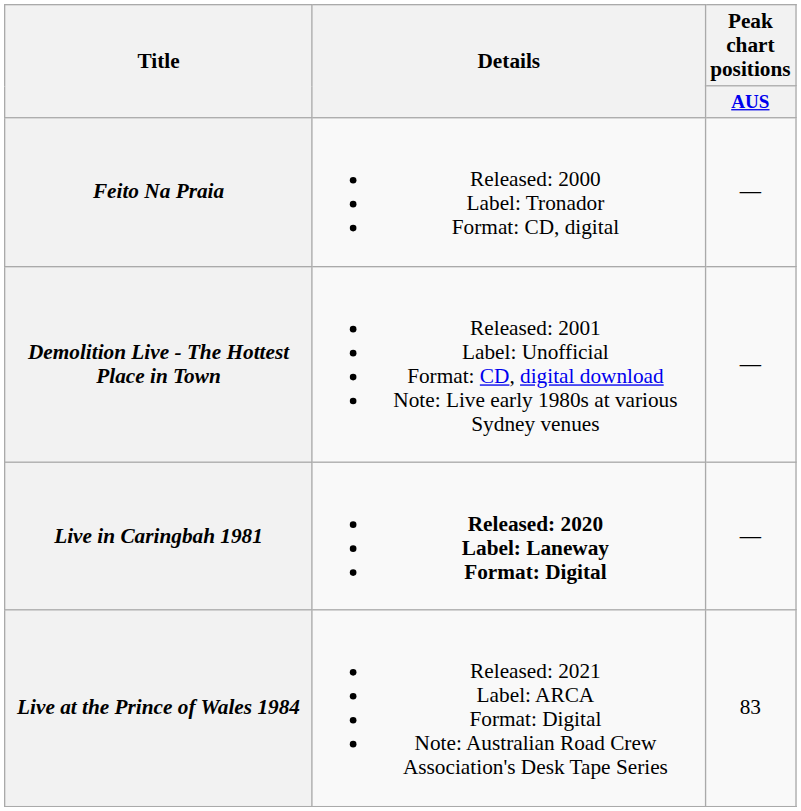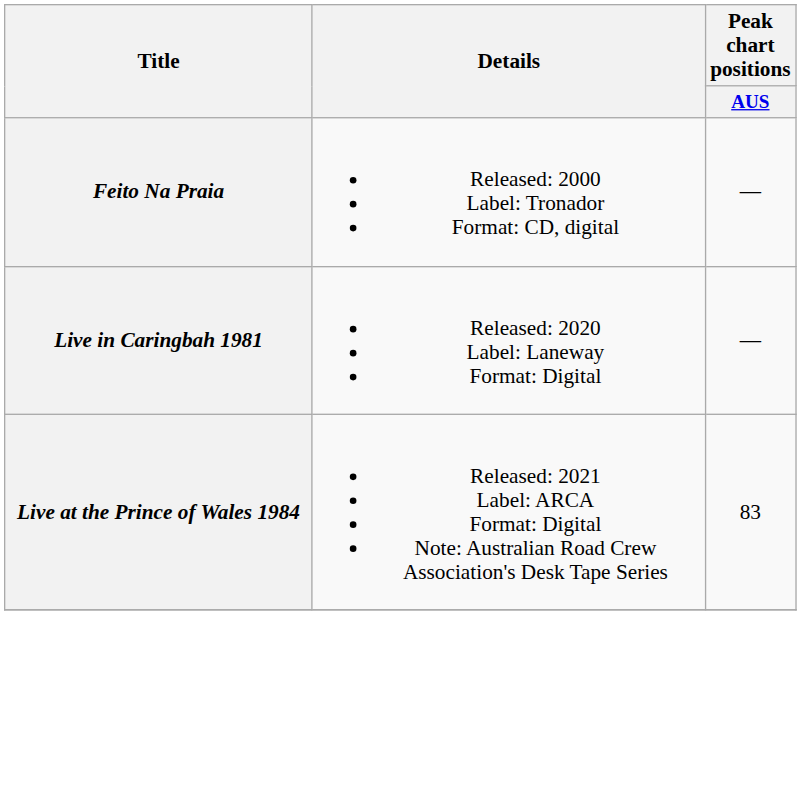- row: (159, 363)
(509, 548) bold -> (509, 352) normal
